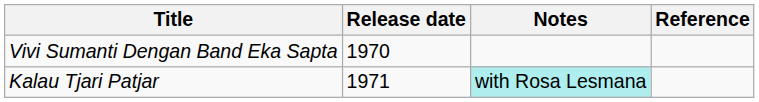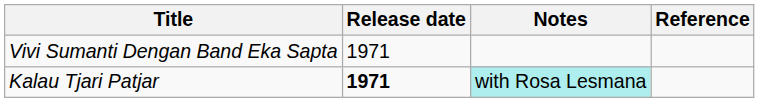(368, 50) 1970 -> (368, 50) 1971
(368, 81) normal -> (368, 81) bold
